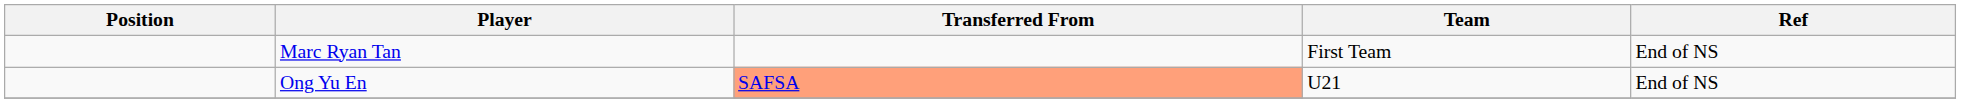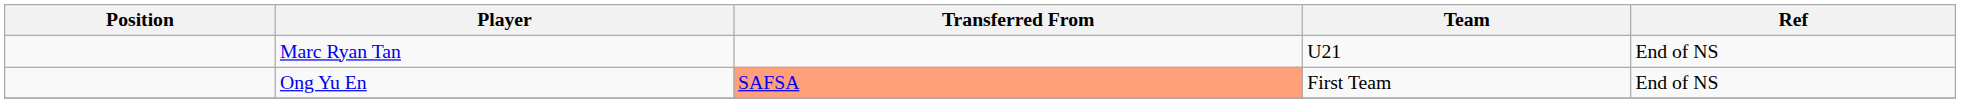(1349, 51) First Team -> (1324, 51) U21
(1324, 82) U21 -> (1349, 82) First Team
